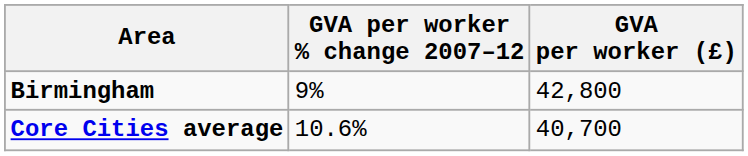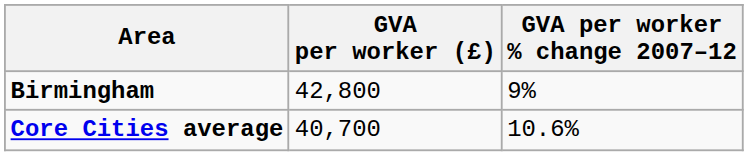columns swapped: (636, 38) <-> (410, 38)
